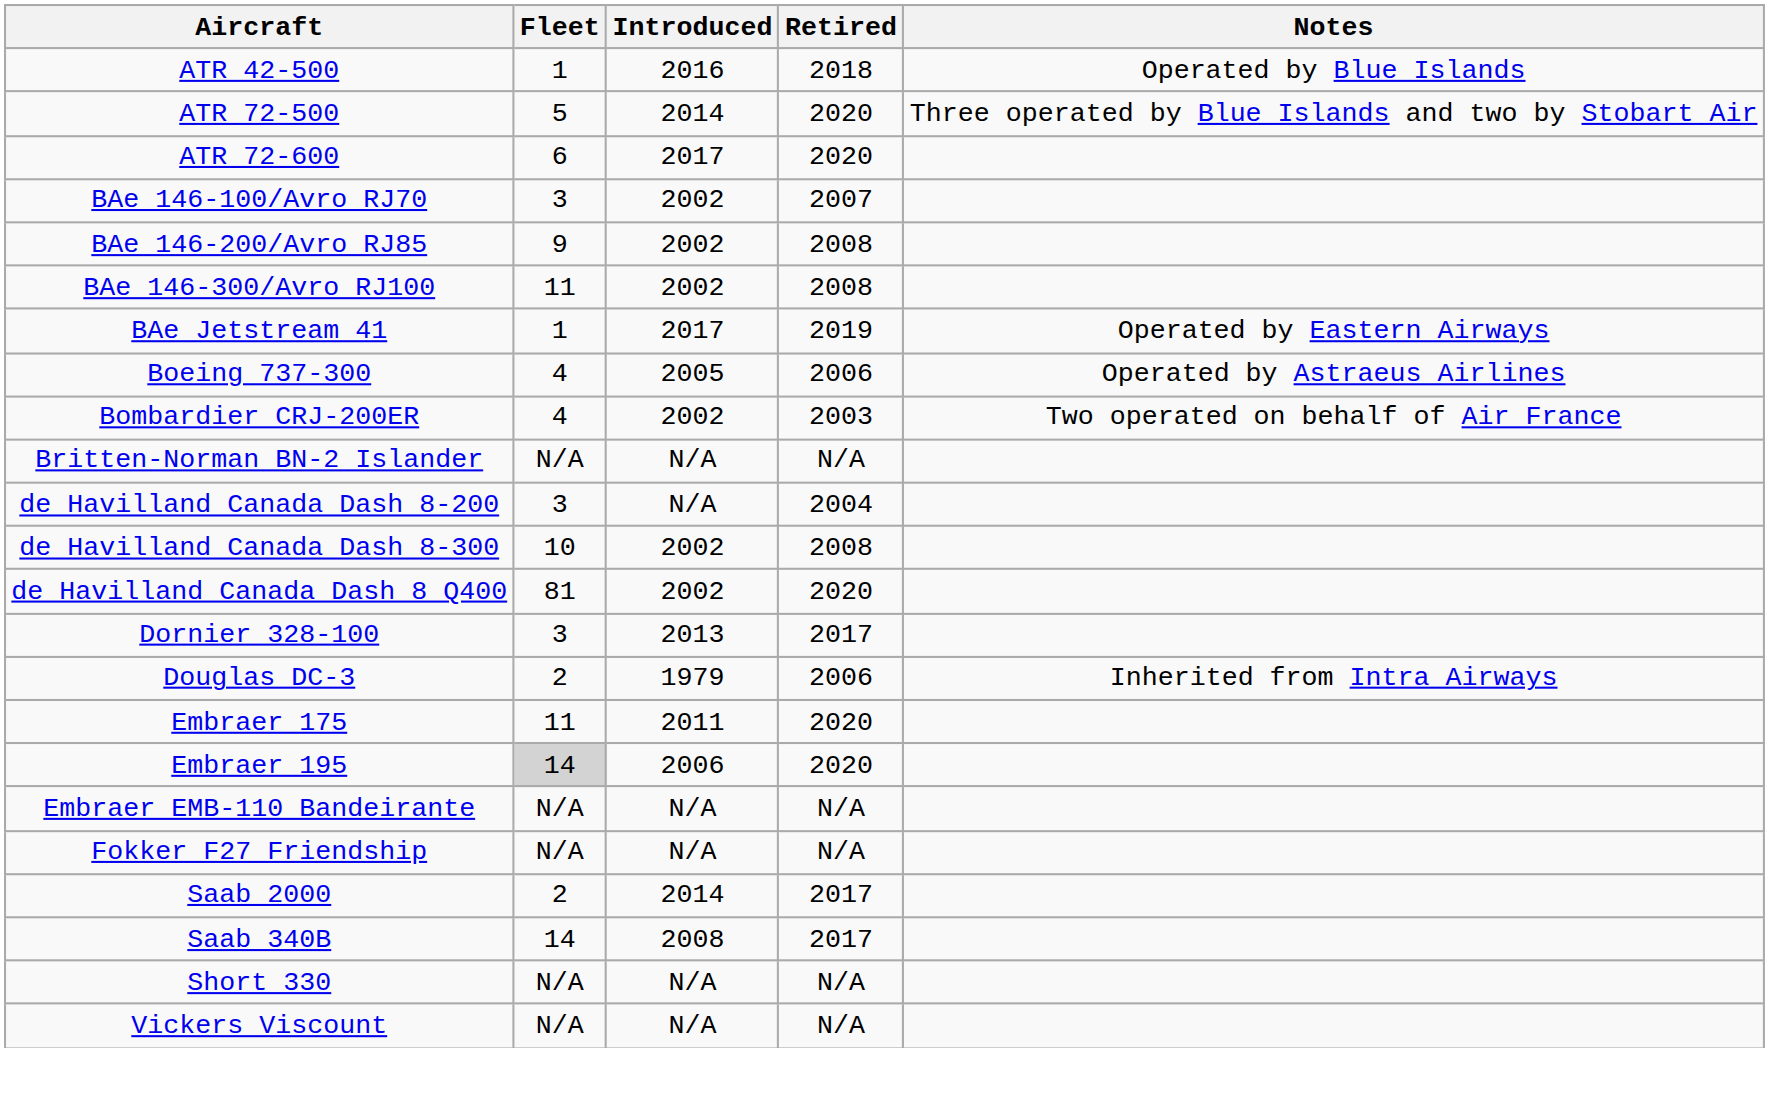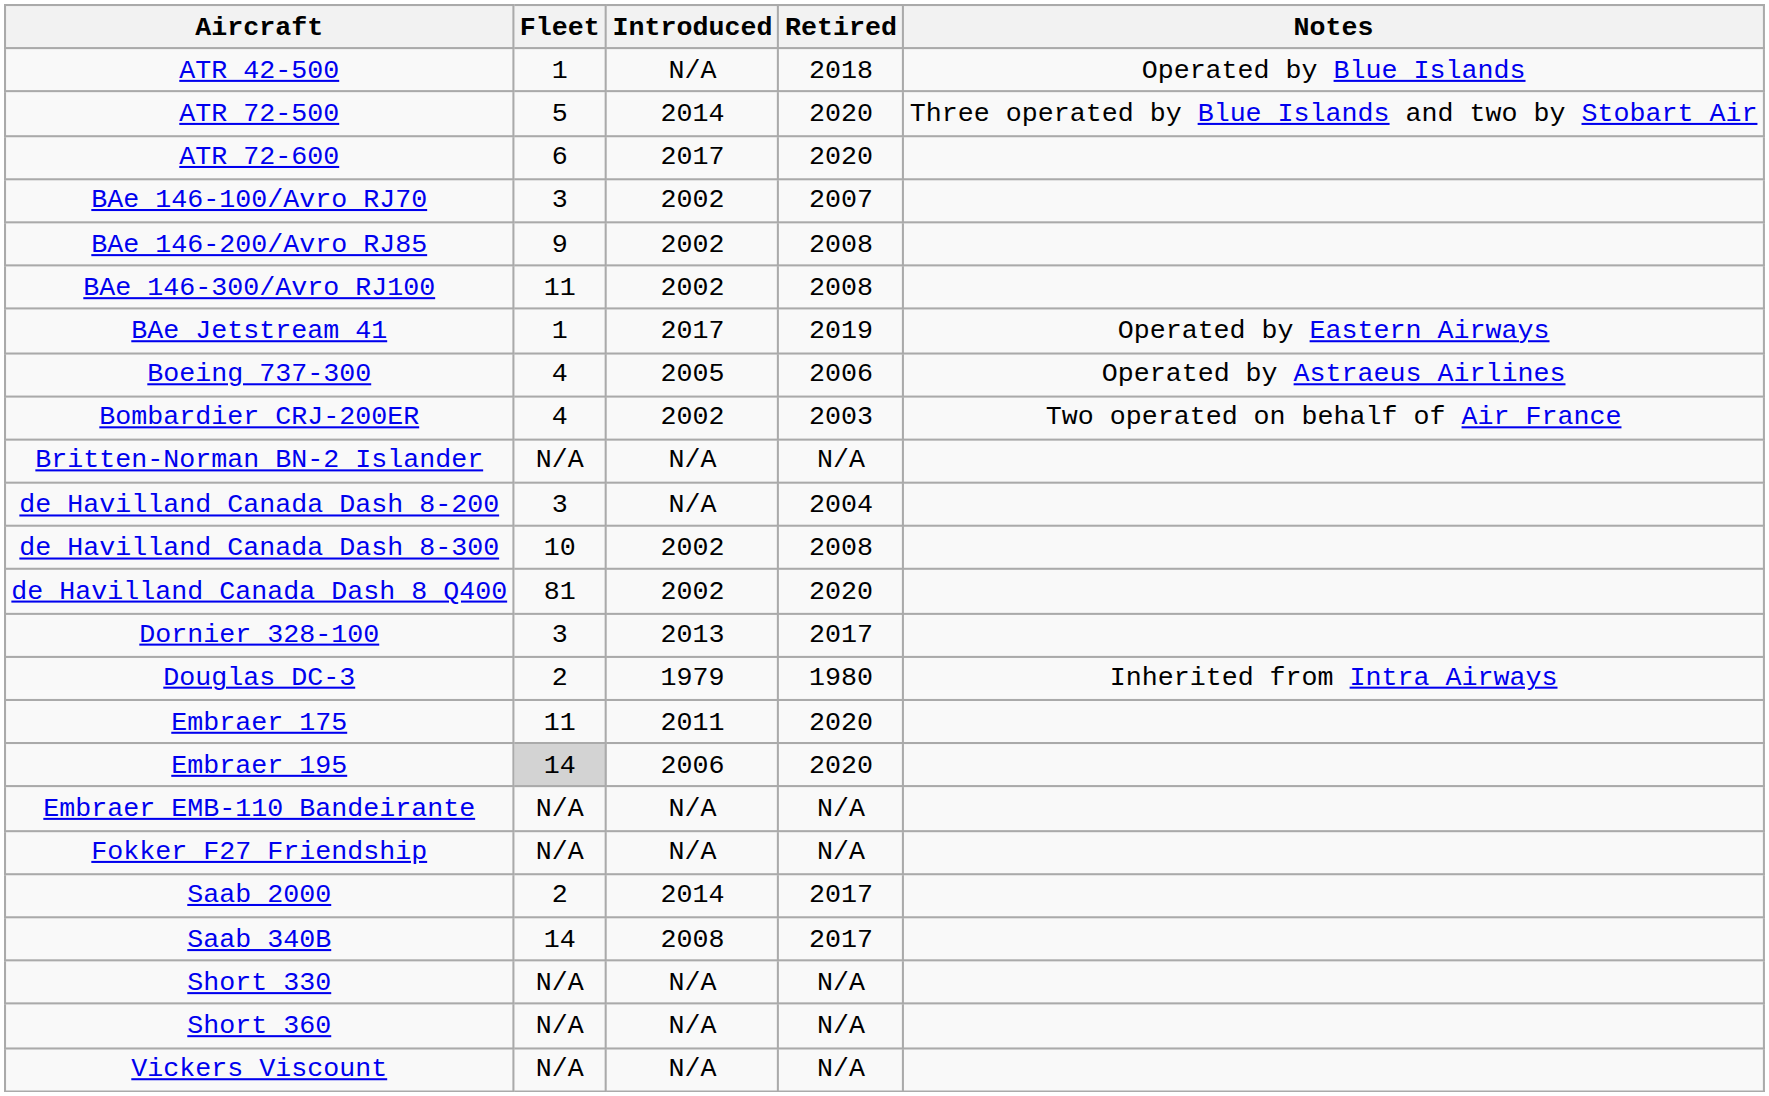(692, 70) 2016 -> (692, 70) N/A
(841, 678) 2006 -> (841, 678) 1980
+ row: (259, 1026)
